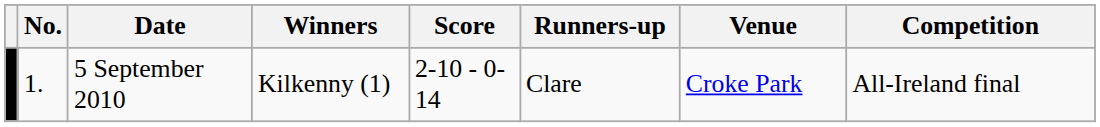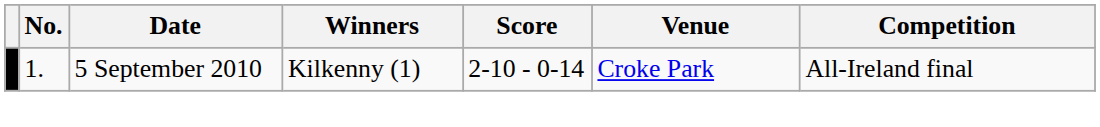- column: (600, 26)
